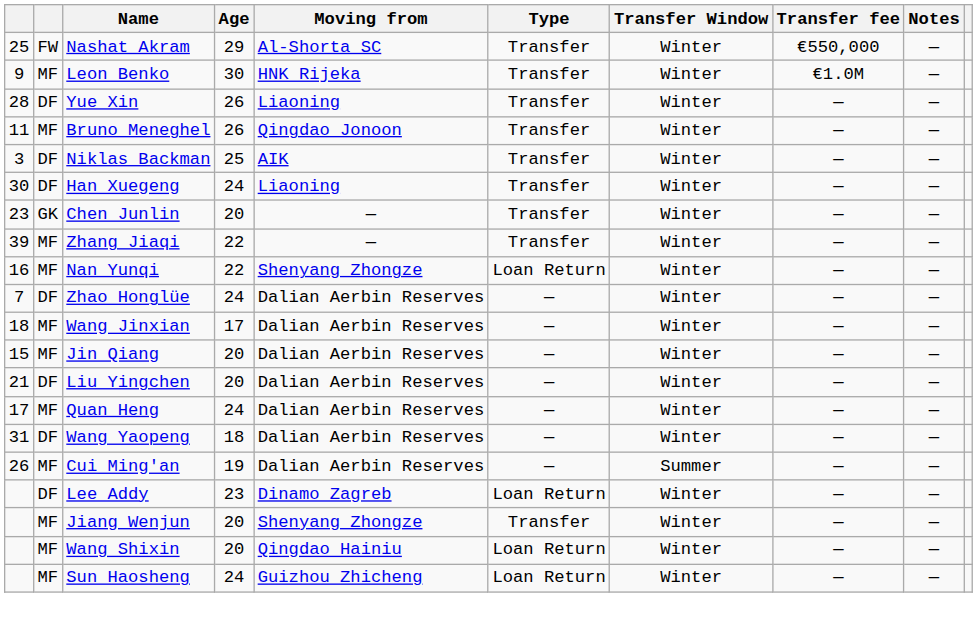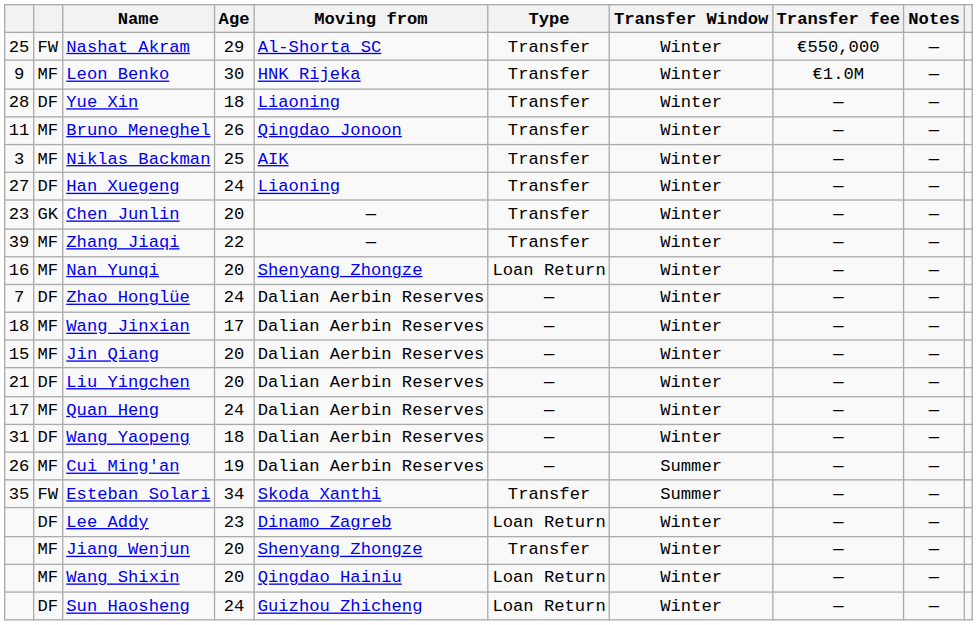(234, 103) 26 -> (234, 103) 18
(48, 158) DF -> (48, 158) MF
(19, 186) 30 -> (19, 186) 27
(234, 270) 22 -> (234, 270) 20
+ row: (138, 494)
(48, 578) MF -> (48, 606) DF
